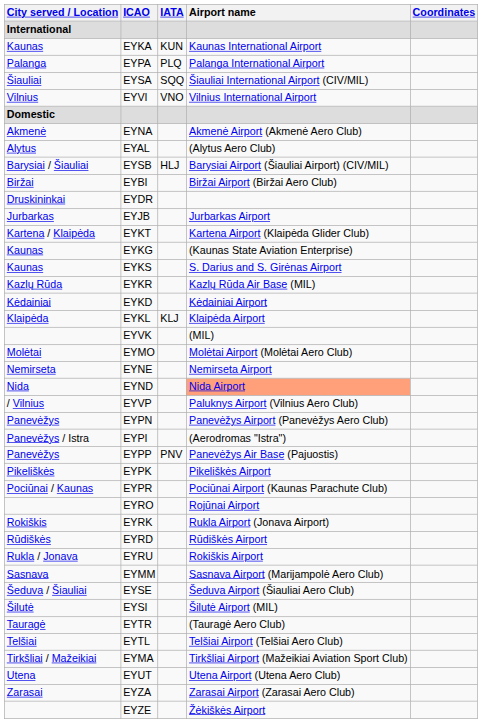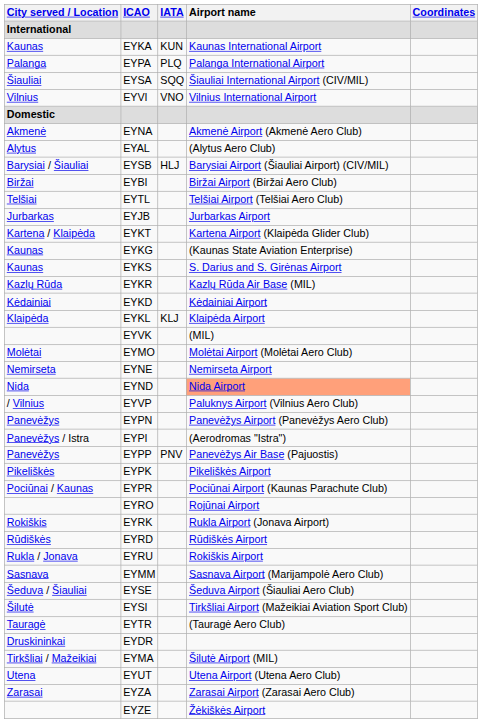rows swapped: (36, 200) <-> (22, 642)
(233, 608) Šilutė Airport (MIL) -> (298, 608) Tirkšliai Airport (Mažeikiai Aviation Sport Club)
(298, 659) Tirkšliai Airport (Mažeikiai Aviation Sport Club) -> (233, 659) Šilutė Airport (MIL)
